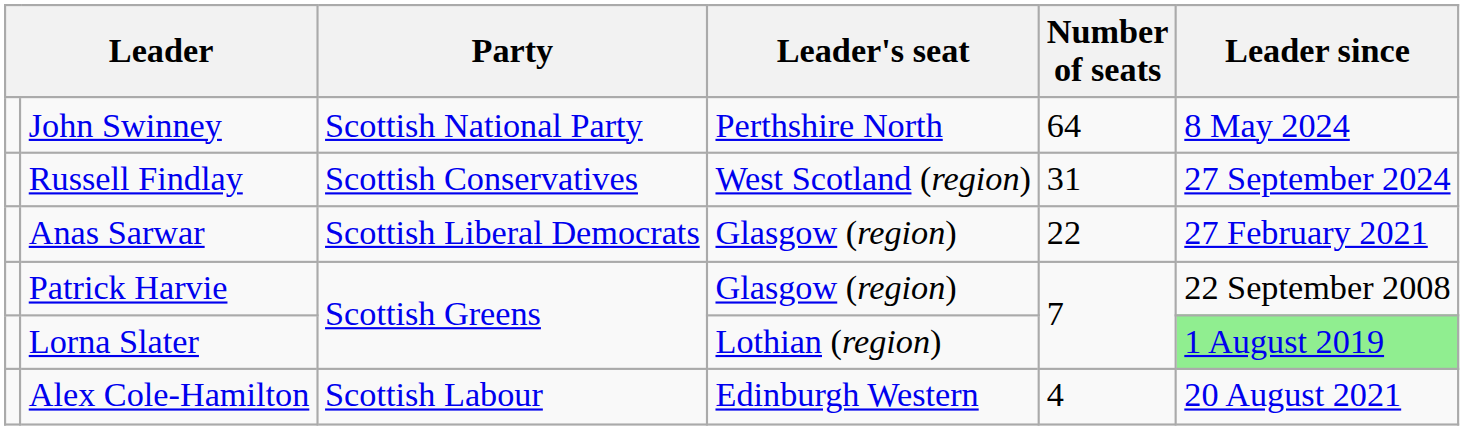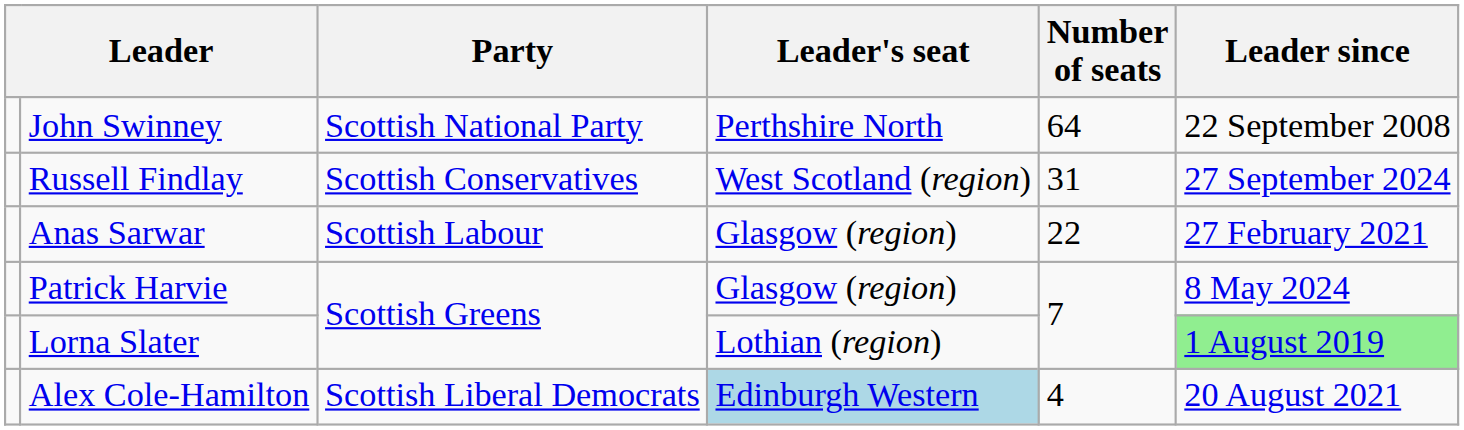(1267, 124) 8 May 2024 -> (1317, 124) 22 September 2008
(512, 233) Scottish Liberal Democrats -> (434, 233) Scottish Labour
(1317, 287) 22 September 2008 -> (1267, 287) 8 May 2024
(434, 395) Scottish Labour -> (512, 395) Scottish Liberal Democrats
(847, 395) no background -> (847, 395) lightblue background
